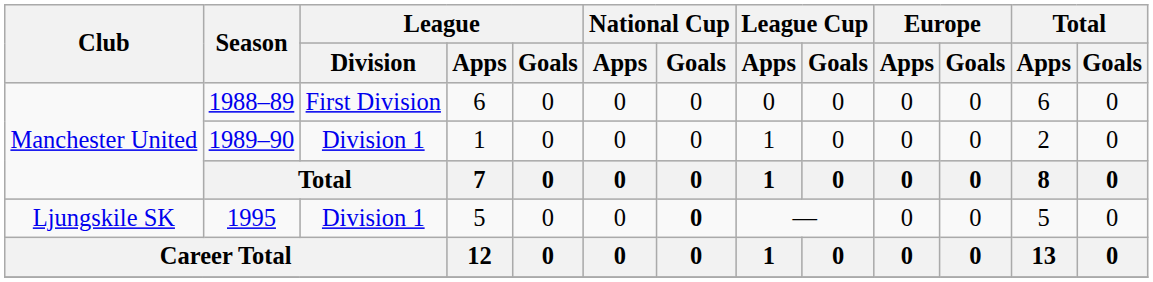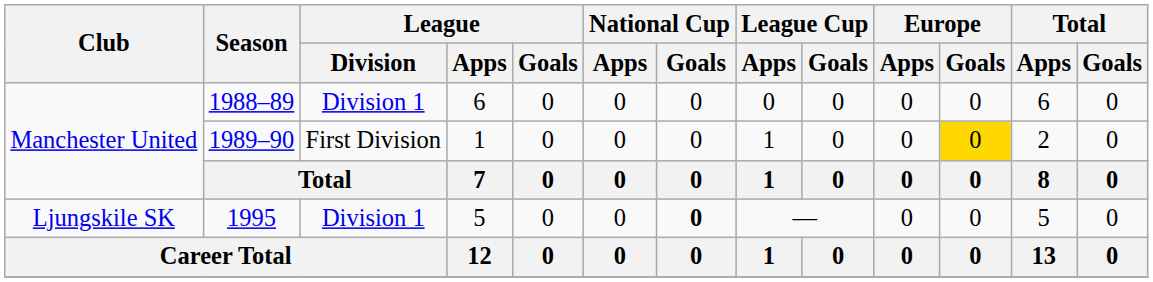(373, 101) First Division -> (373, 101) Division 1
(373, 140) Division 1 -> (373, 140) First Division
(975, 140) no background -> (975, 140) gold background
